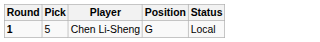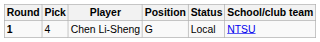+ column: (270, 12)
(47, 29) 5 -> (47, 29) 4
